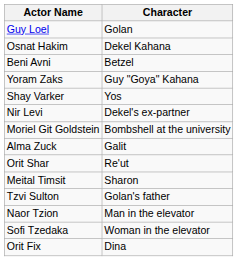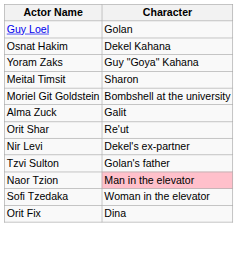- row: (29, 63)
- row: (35, 96)
rows swapped: (36, 180) <-> (25, 113)
(149, 213) no background -> (149, 180) pink background
